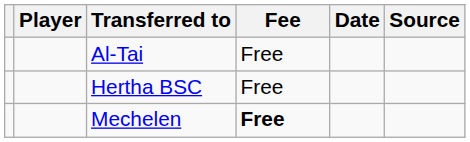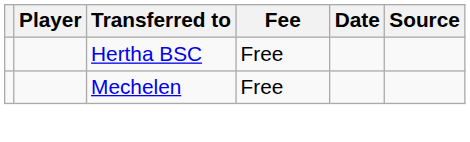- row: (117, 53)
(263, 119) bold -> (262, 86) normal
